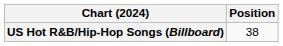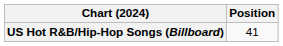(252, 32) 38 -> (252, 32) 41
